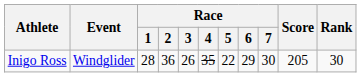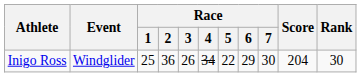(148, 61) 28 -> (148, 61) 25
(208, 61) 35 -> (208, 61) 34
(298, 61) 205 -> (298, 61) 204
